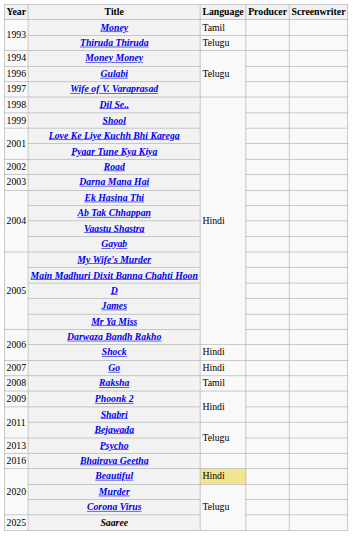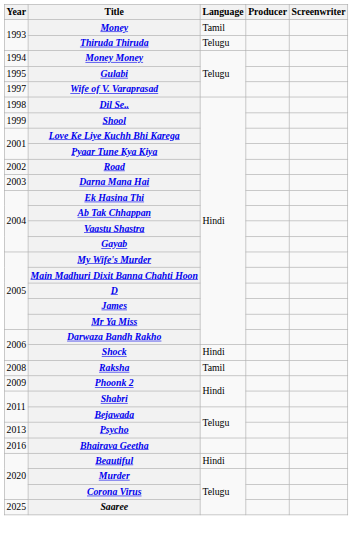(16, 74) 1996 -> (16, 74) 1995
- row: (114, 368)
(214, 476) khaki background -> (214, 461) no background
